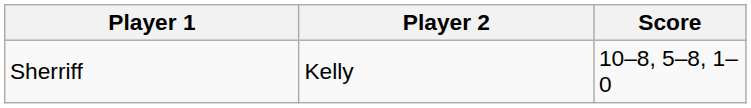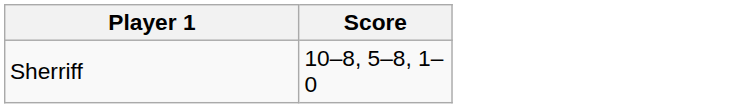- column: (446, 22)
